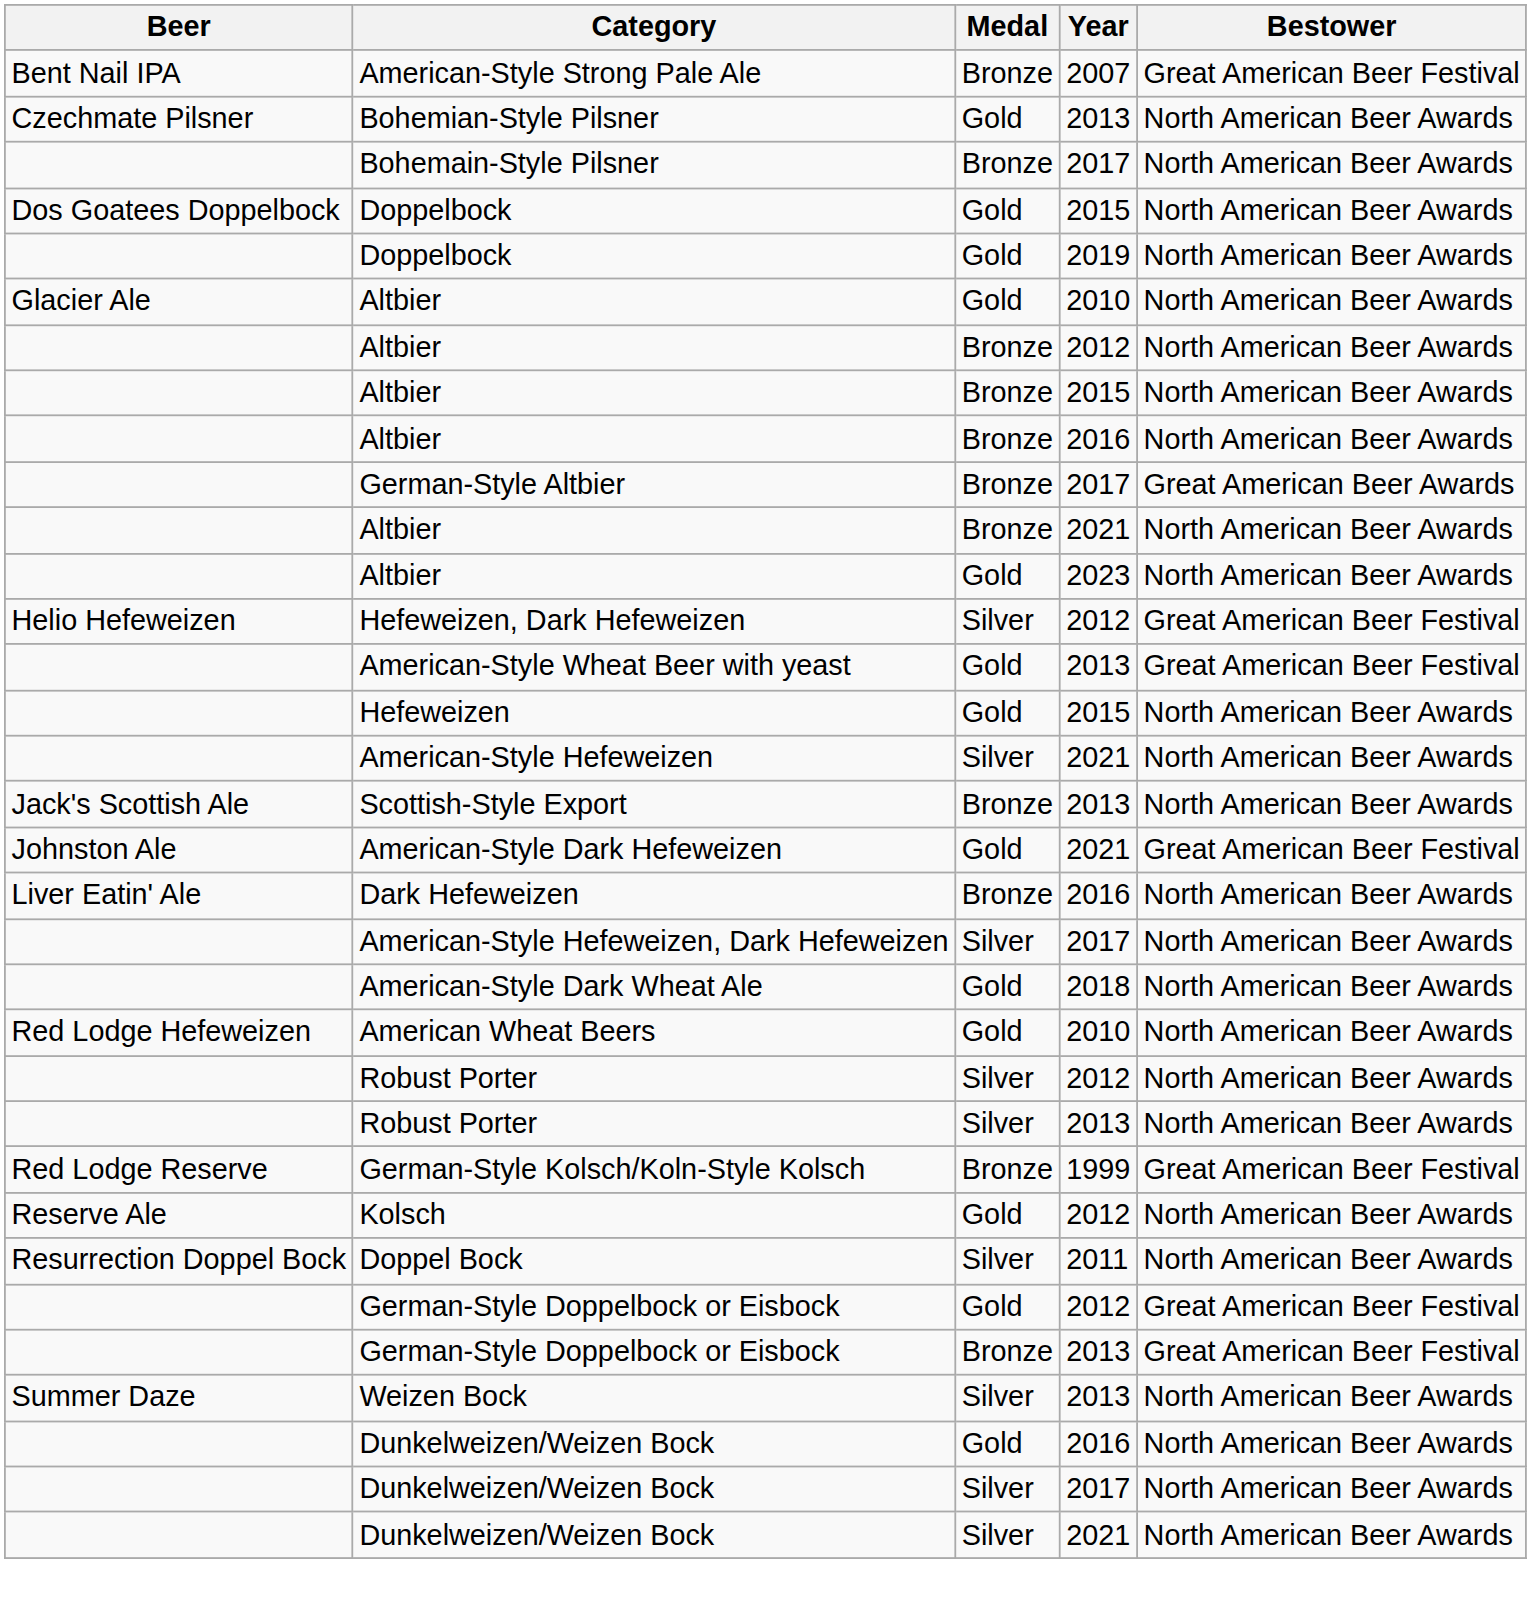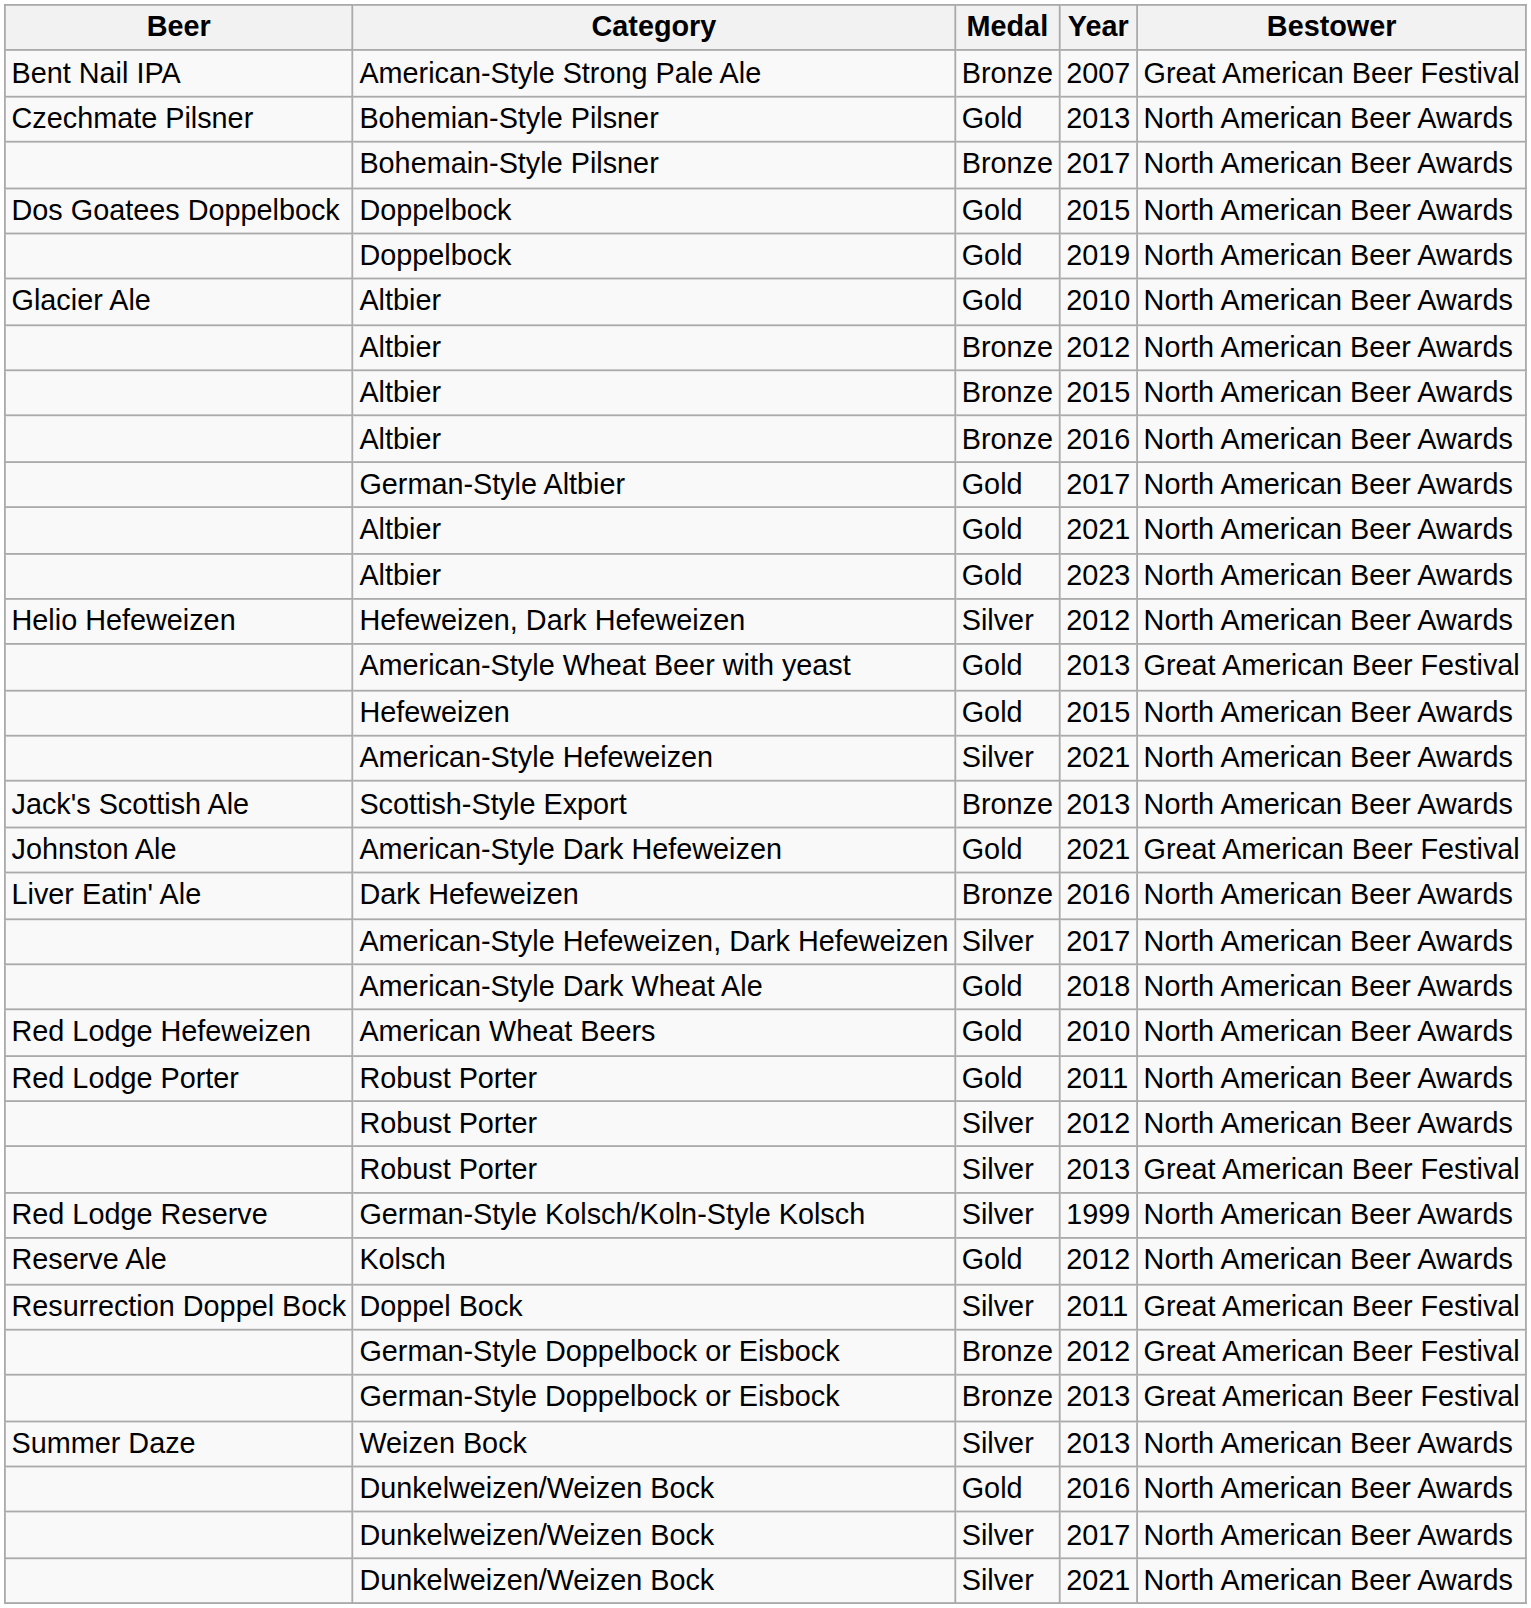(1007, 484) Bronze -> (992, 484) Gold
(1329, 484) Great American Beer Awards -> (1328, 484) North American Beer Awards
(1007, 529) Bronze -> (992, 529) Gold
(1332, 621) Great American Beer Festival -> (1328, 621) North American Beer Awards
+ row: (448, 1077)
(1328, 1123) North American Beer Awards -> (1332, 1169) Great American Beer Festival
(1007, 1169) Bronze -> (998, 1214) Silver
(1332, 1169) Great American Beer Festival -> (1328, 1214) North American Beer Awards
(1328, 1260) North American Beer Awards -> (1332, 1306) Great American Beer Festival
(992, 1306) Gold -> (1007, 1351) Bronze
